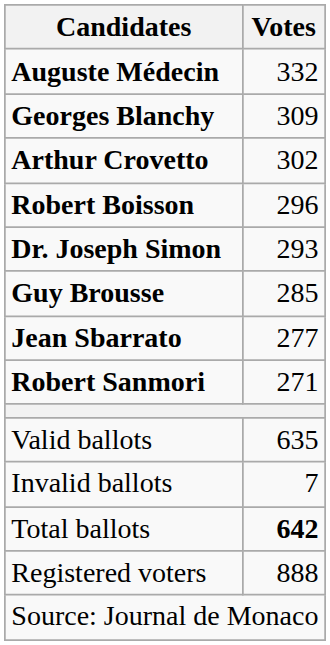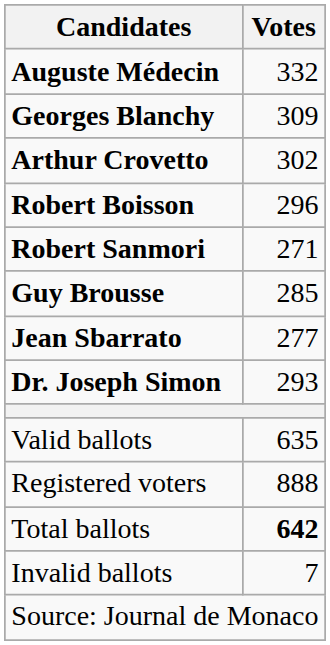rows swapped: (116, 248) <-> (108, 381)
rows swapped: (92, 483) <-> (109, 572)
